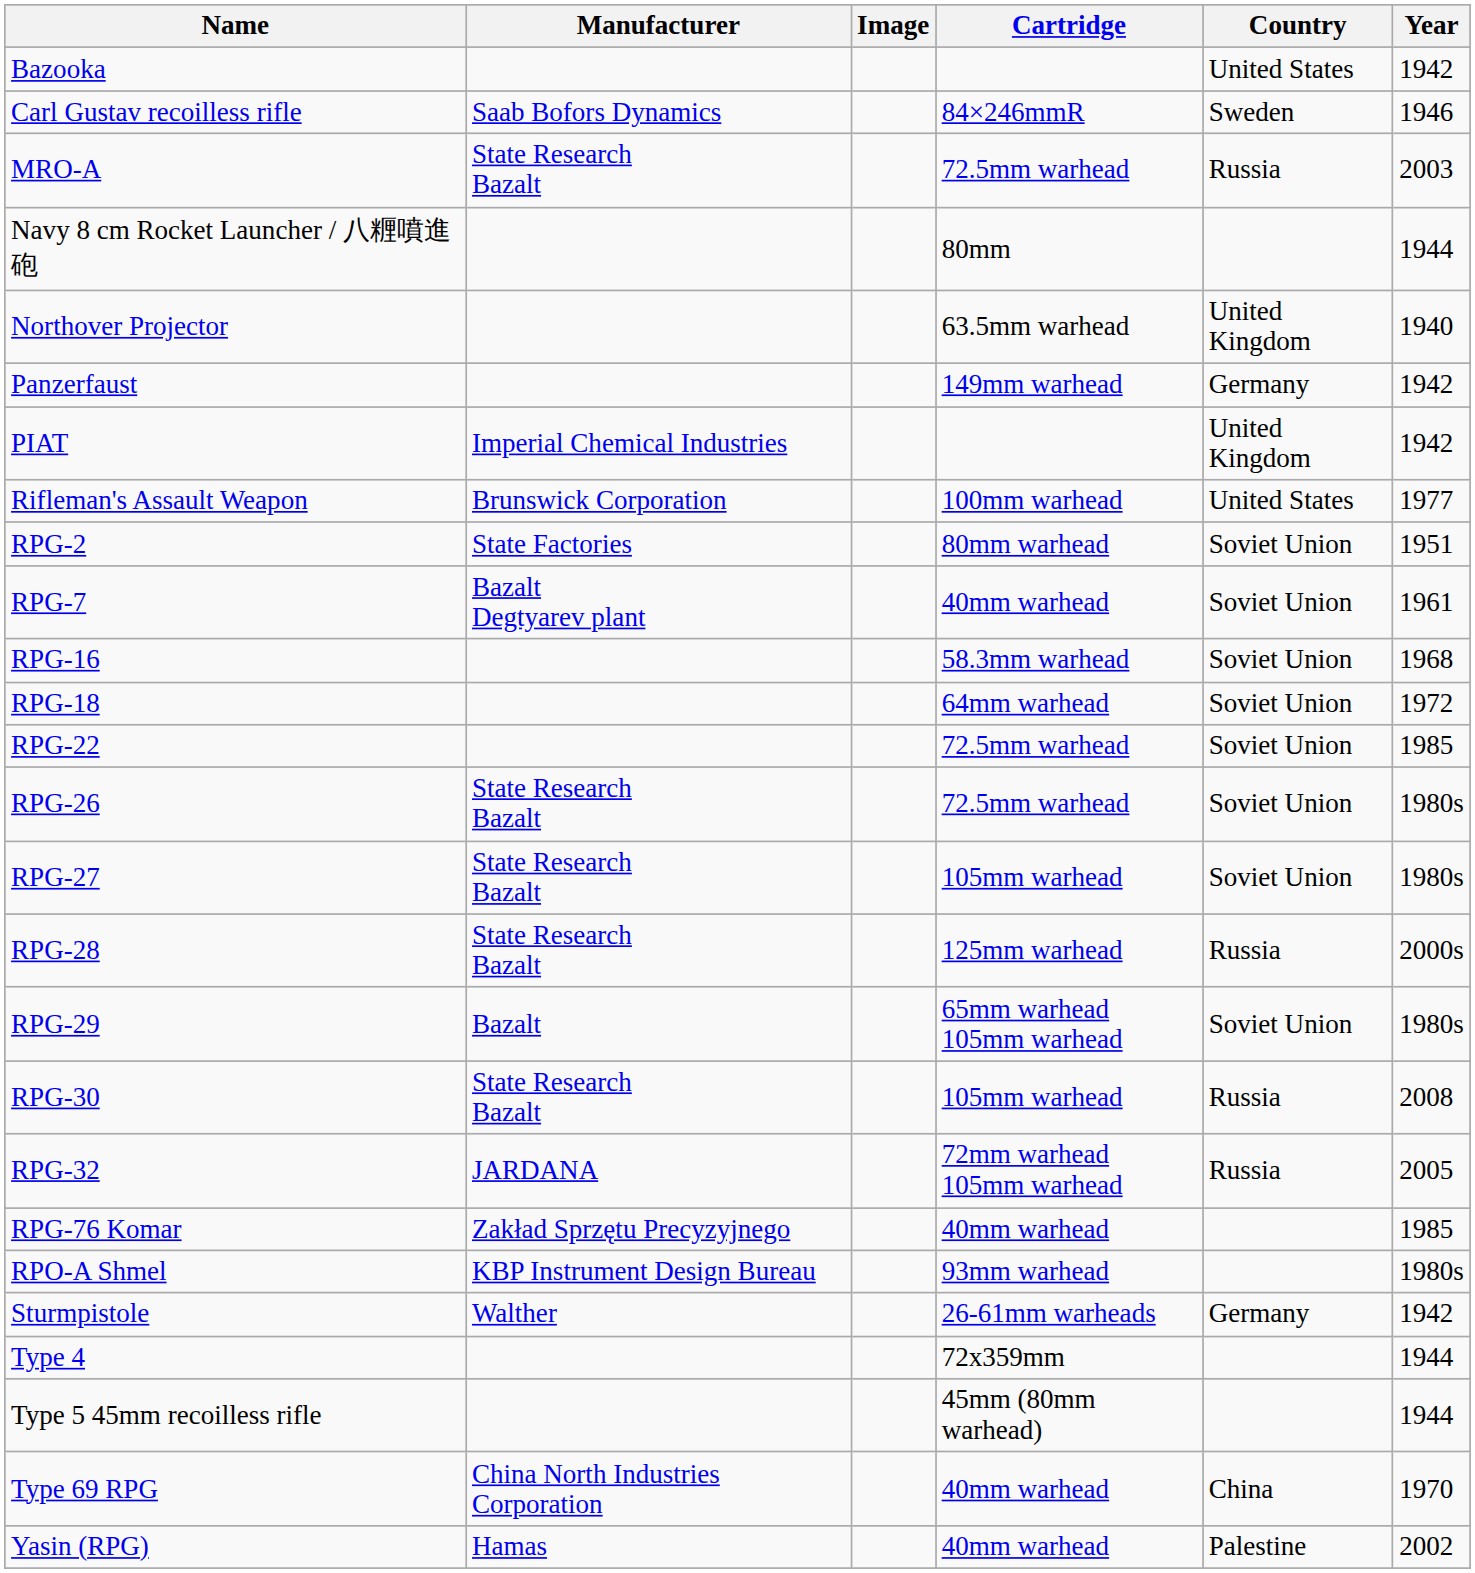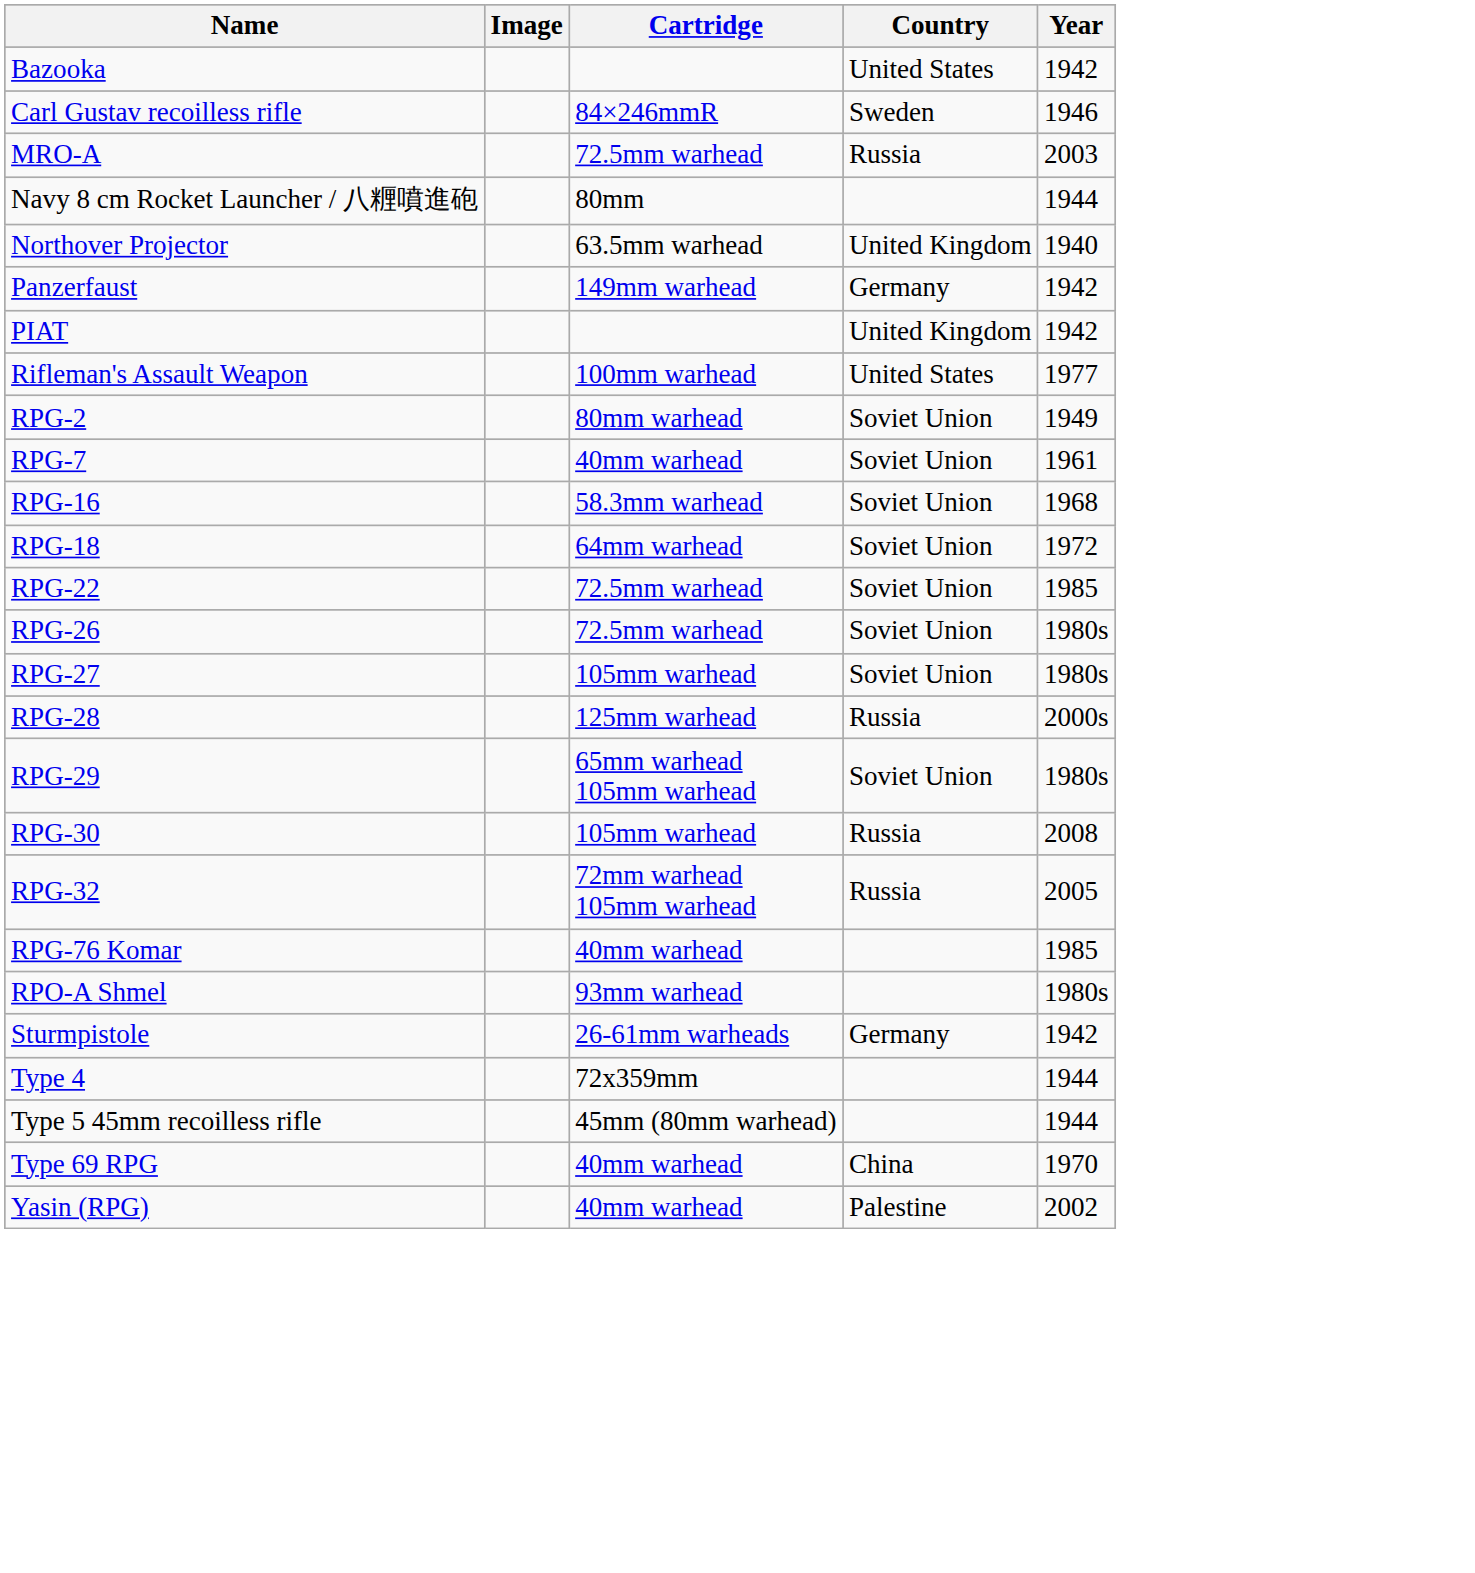- column: (658, 25)
(1426, 543) 1951 -> (1071, 416) 1949
